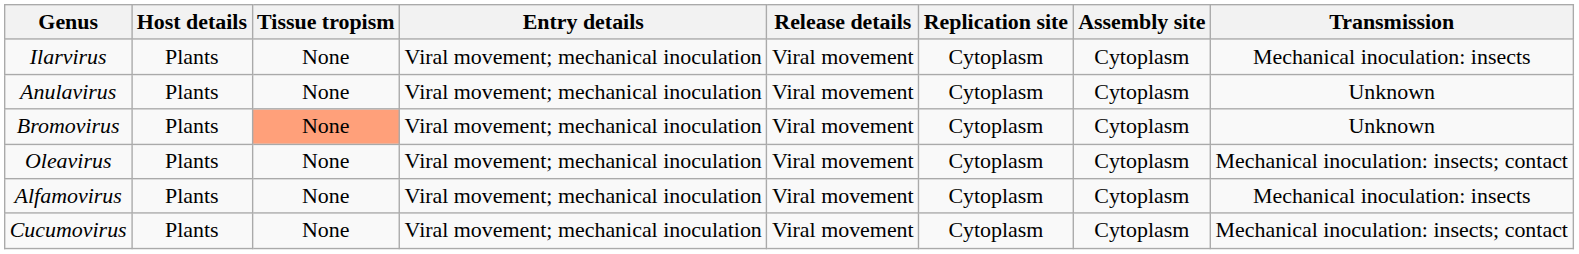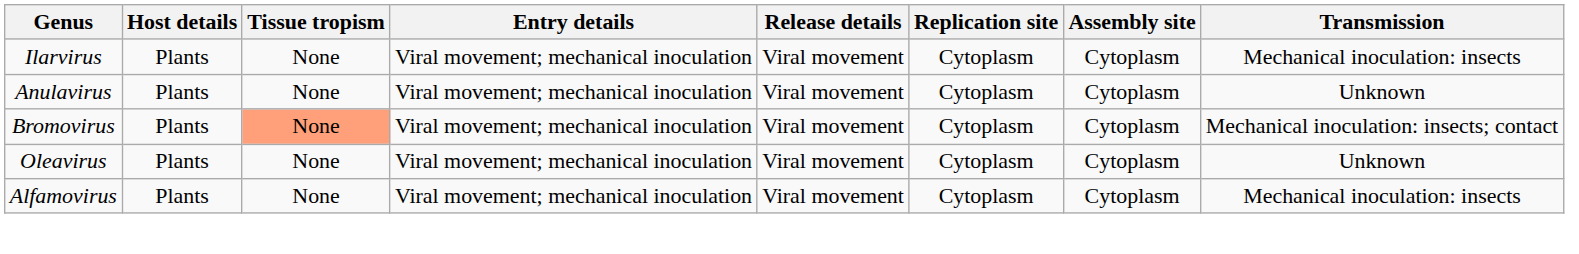(1392, 126) Unknown -> (1382, 126) Mechanical inoculation: insects; contact
(1392, 160) Mechanical inoculation: insects; contact -> (1382, 160) Unknown
- row: (68, 230)
